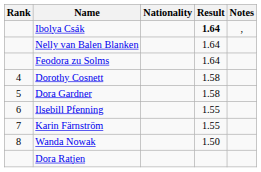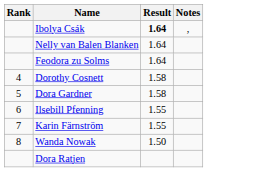- column: (168, 12)
